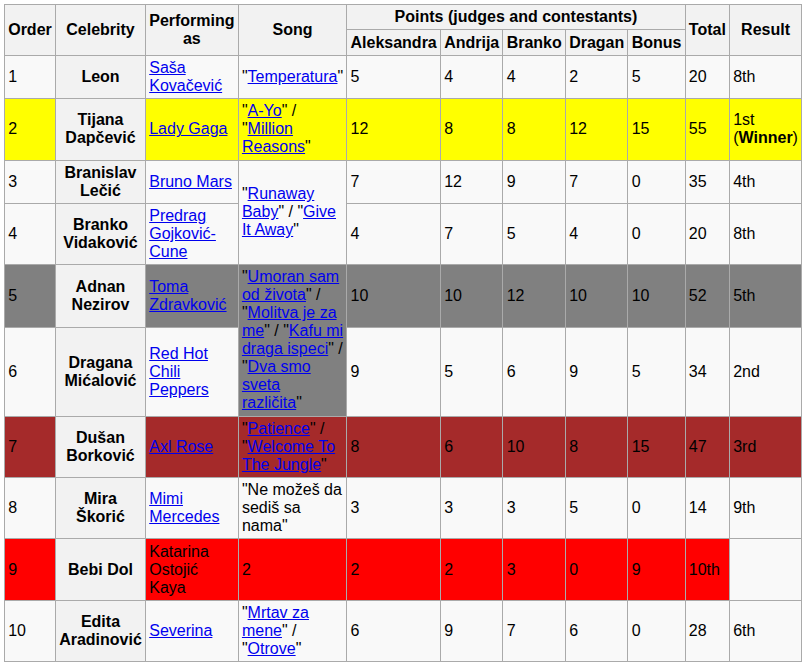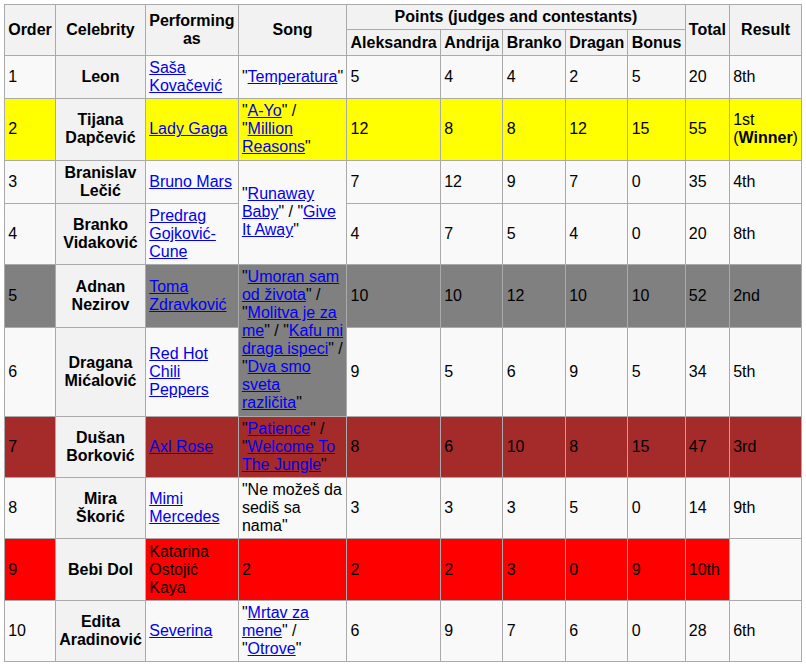(744, 296) 5th -> (747, 296) 2nd
(747, 371) 2nd -> (744, 371) 5th
